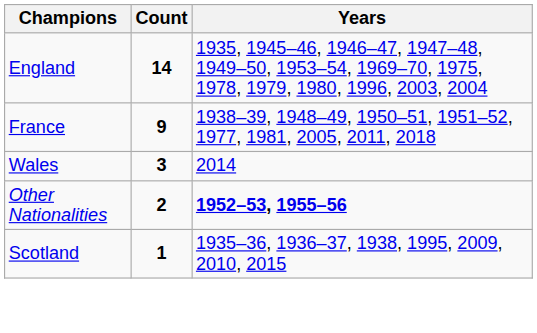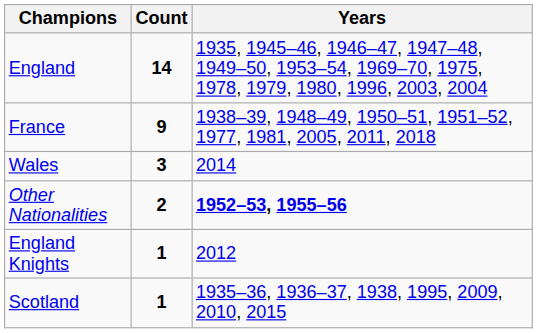+ row: (42, 253)
